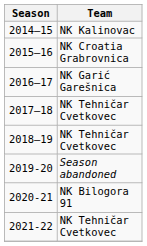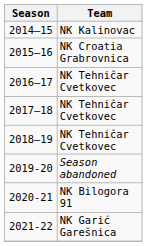(88, 82) NK Garić Garešnica -> (94, 82) NK Tehničar Cvetkovec
(94, 226) NK Tehničar Cvetkovec -> (88, 226) NK Garić Garešnica
